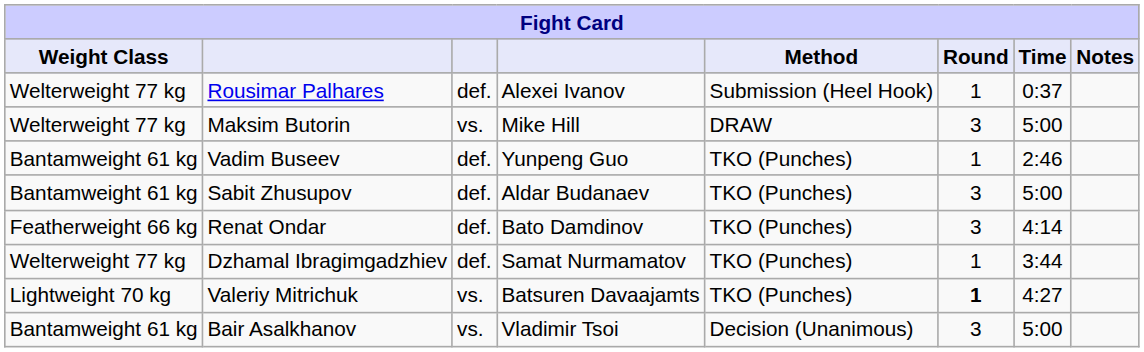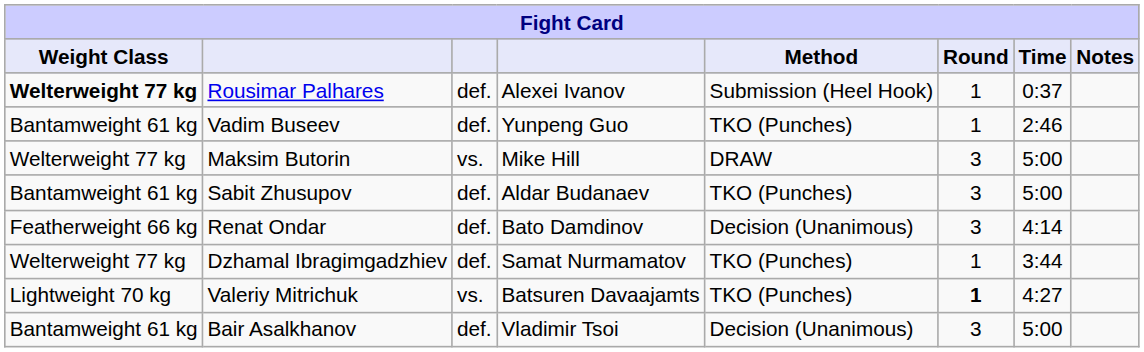(98, 90) normal -> (103, 90) bold
rows swapped: (274, 158) <-> (279, 124)
(781, 227) TKO (Punches) -> (812, 227) Decision (Unanimous)
(470, 329) vs. -> (474, 329) def.
